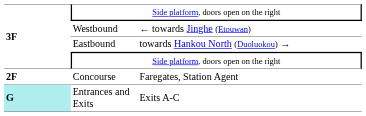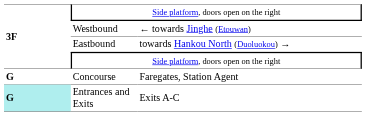(11, 76) 2F -> (10, 76) G
